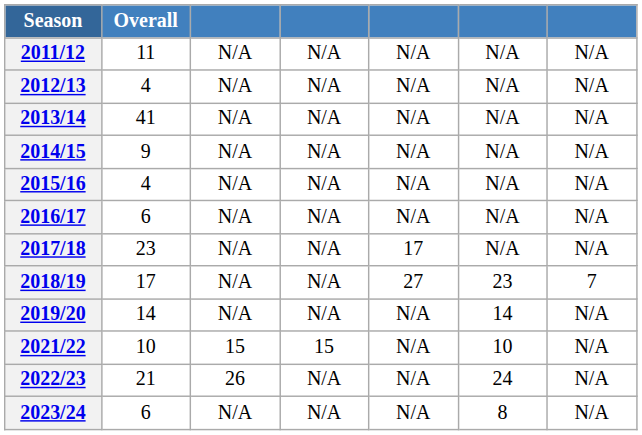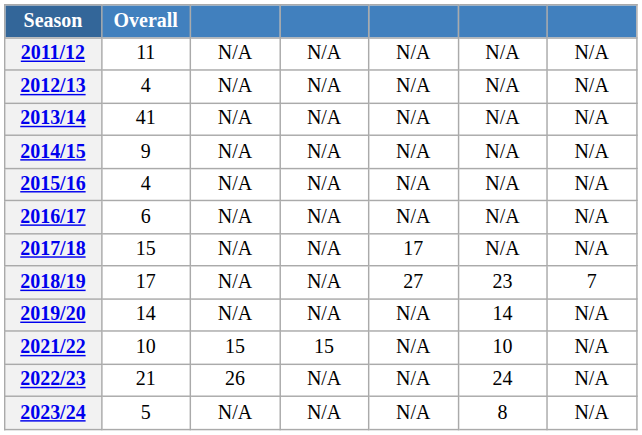(146, 248) 23 -> (146, 248) 15
(146, 412) 6 -> (146, 412) 5
